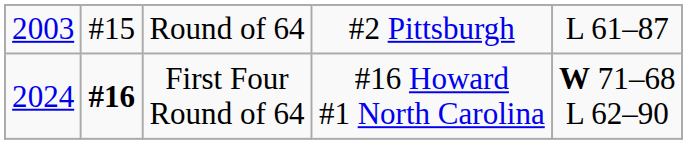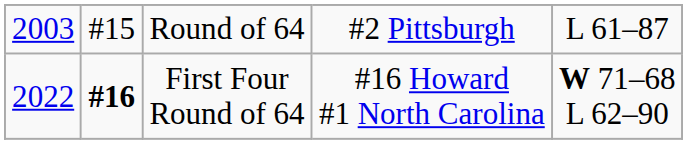(43, 95) 2024 -> (43, 95) 2022
